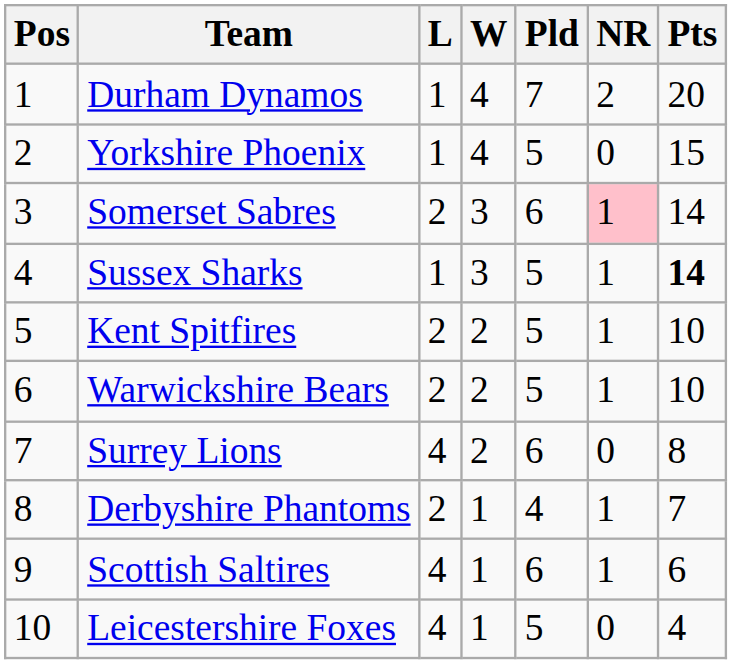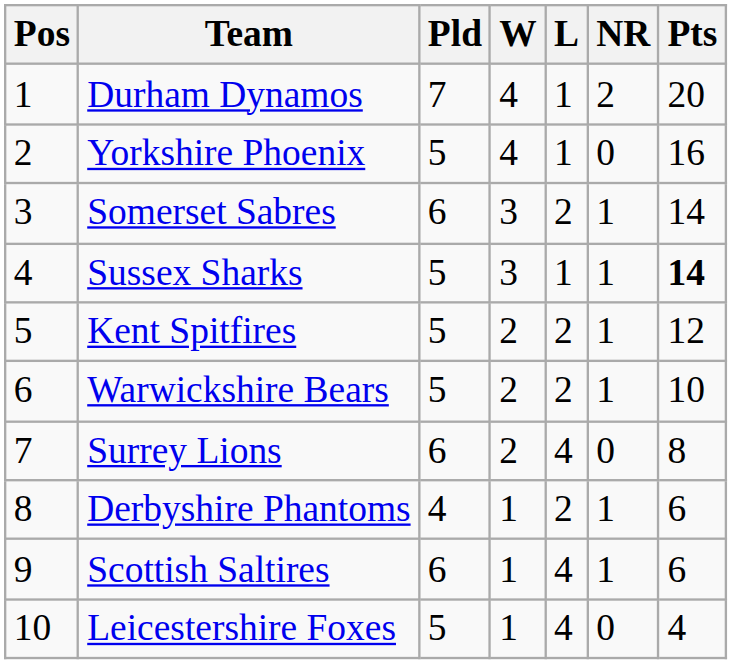columns swapped: (552, 34) <-> (440, 34)
(686, 152) 15 -> (686, 152) 16
(606, 212) pink background -> (606, 212) no background
(686, 331) 10 -> (686, 331) 12
(677, 509) 7 -> (677, 509) 6
